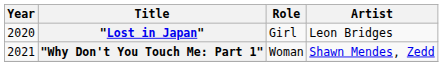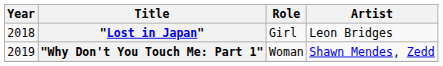(21, 33) 2020 -> (21, 33) 2018
(21, 52) 2021 -> (21, 52) 2019
